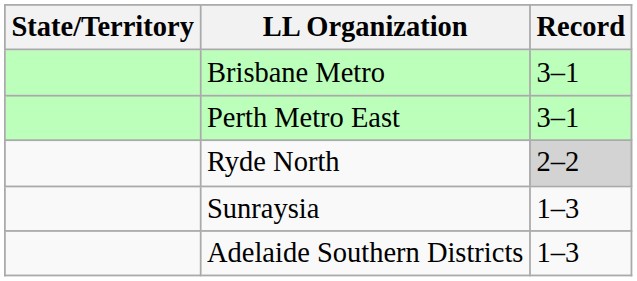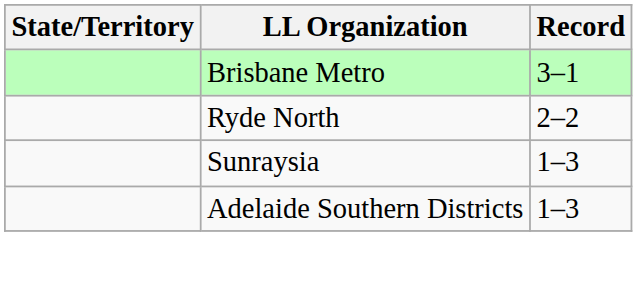- row: (303, 117)
(558, 162) lightgrey background -> (558, 117) no background
